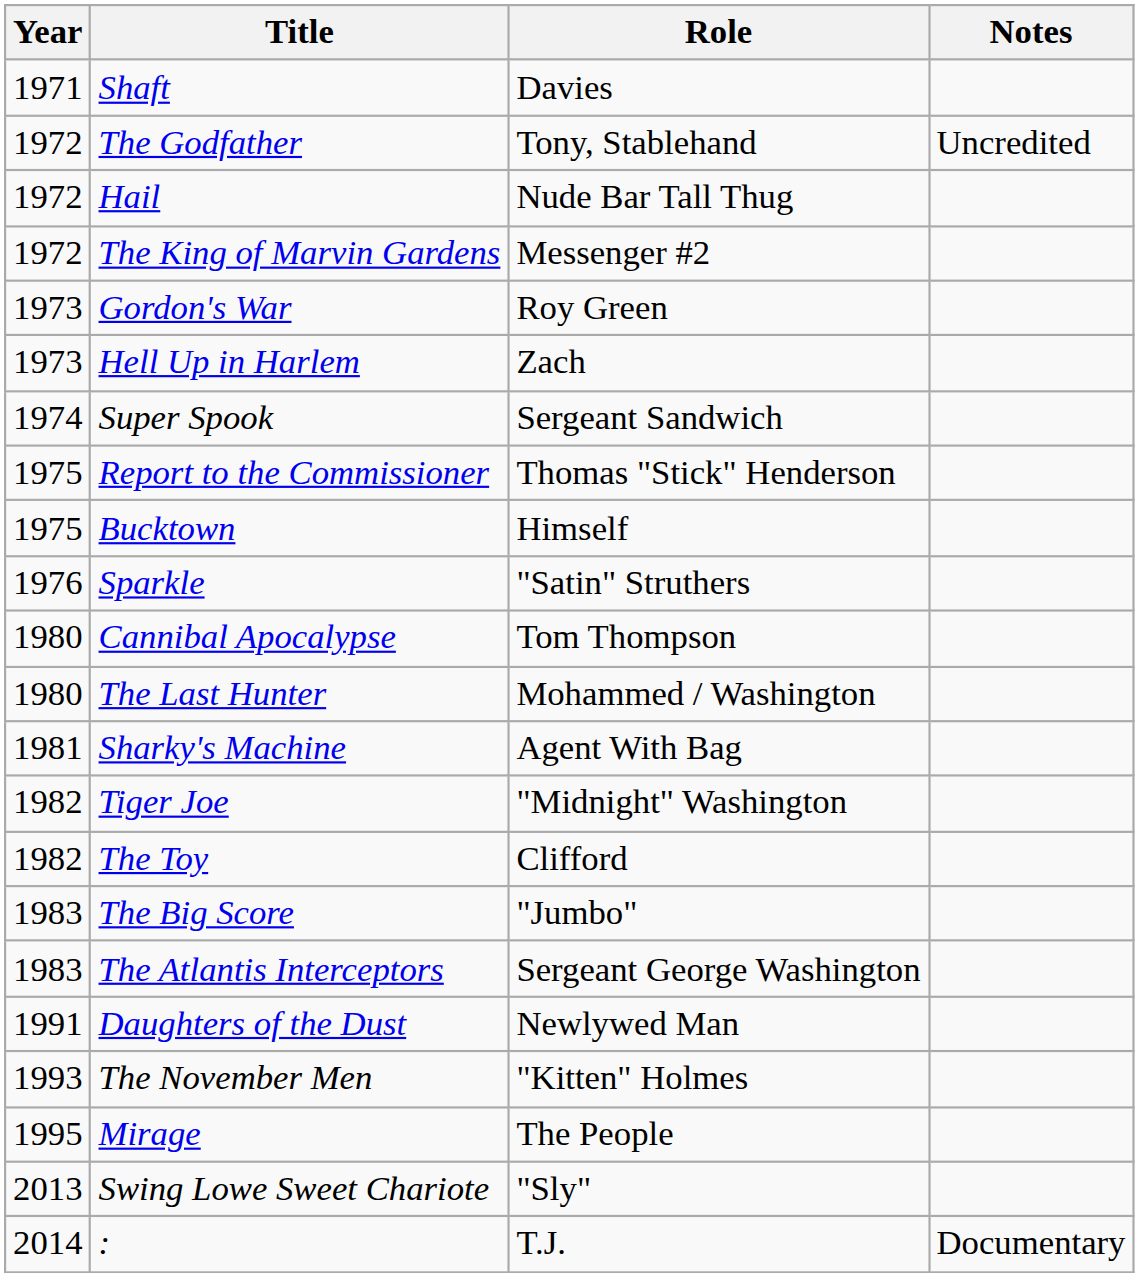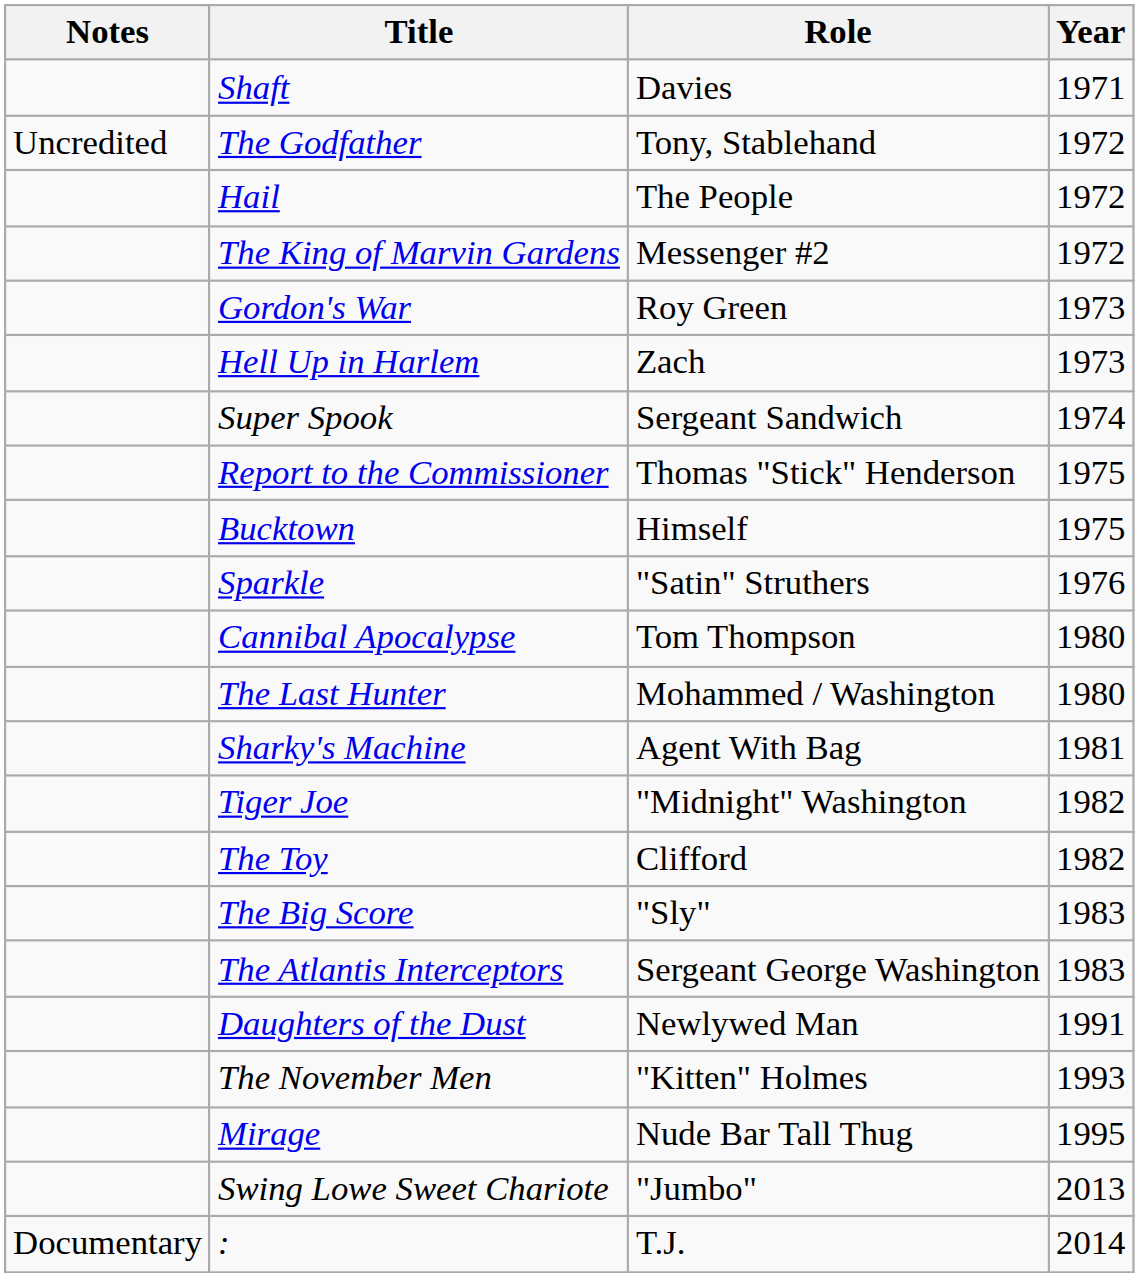columns swapped: (48, 32) <-> (1031, 32)
(655, 197) Nude Bar Tall Thug -> (714, 197) The People
(577, 913) "Jumbo" -> (673, 913) "Sly"
(595, 1133) The People -> (774, 1133) Nude Bar Tall Thug
(554, 1188) "Sly" -> (696, 1188) "Jumbo"
